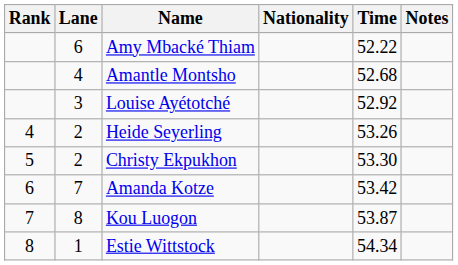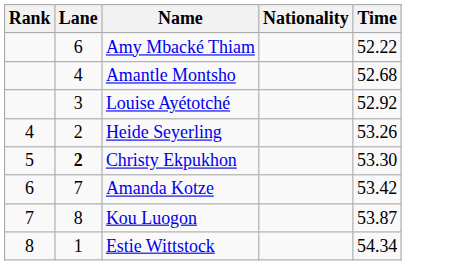- column: (427, 18)
(78, 160) normal -> (78, 160) bold
